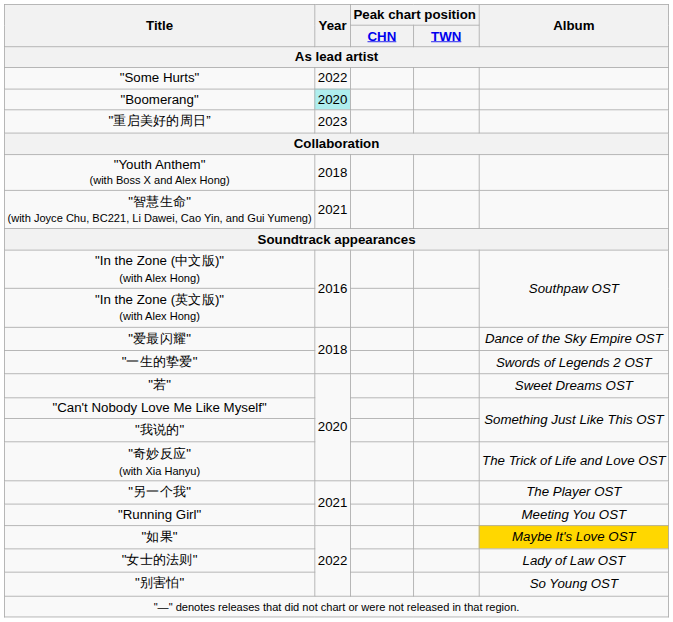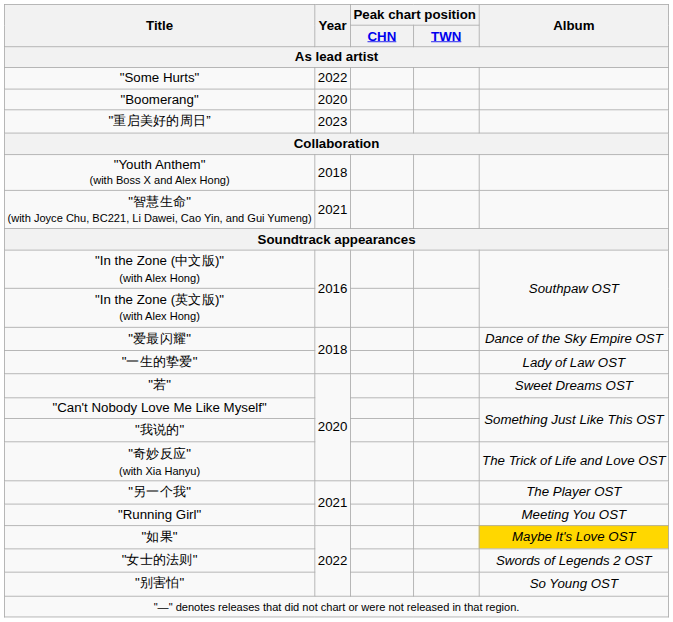(333, 99) paleturquoise background -> (333, 99) no background
(574, 362) Swords of Legends 2 OST -> (574, 362) Lady of Law OST
(574, 560) Lady of Law OST -> (574, 560) Swords of Legends 2 OST
